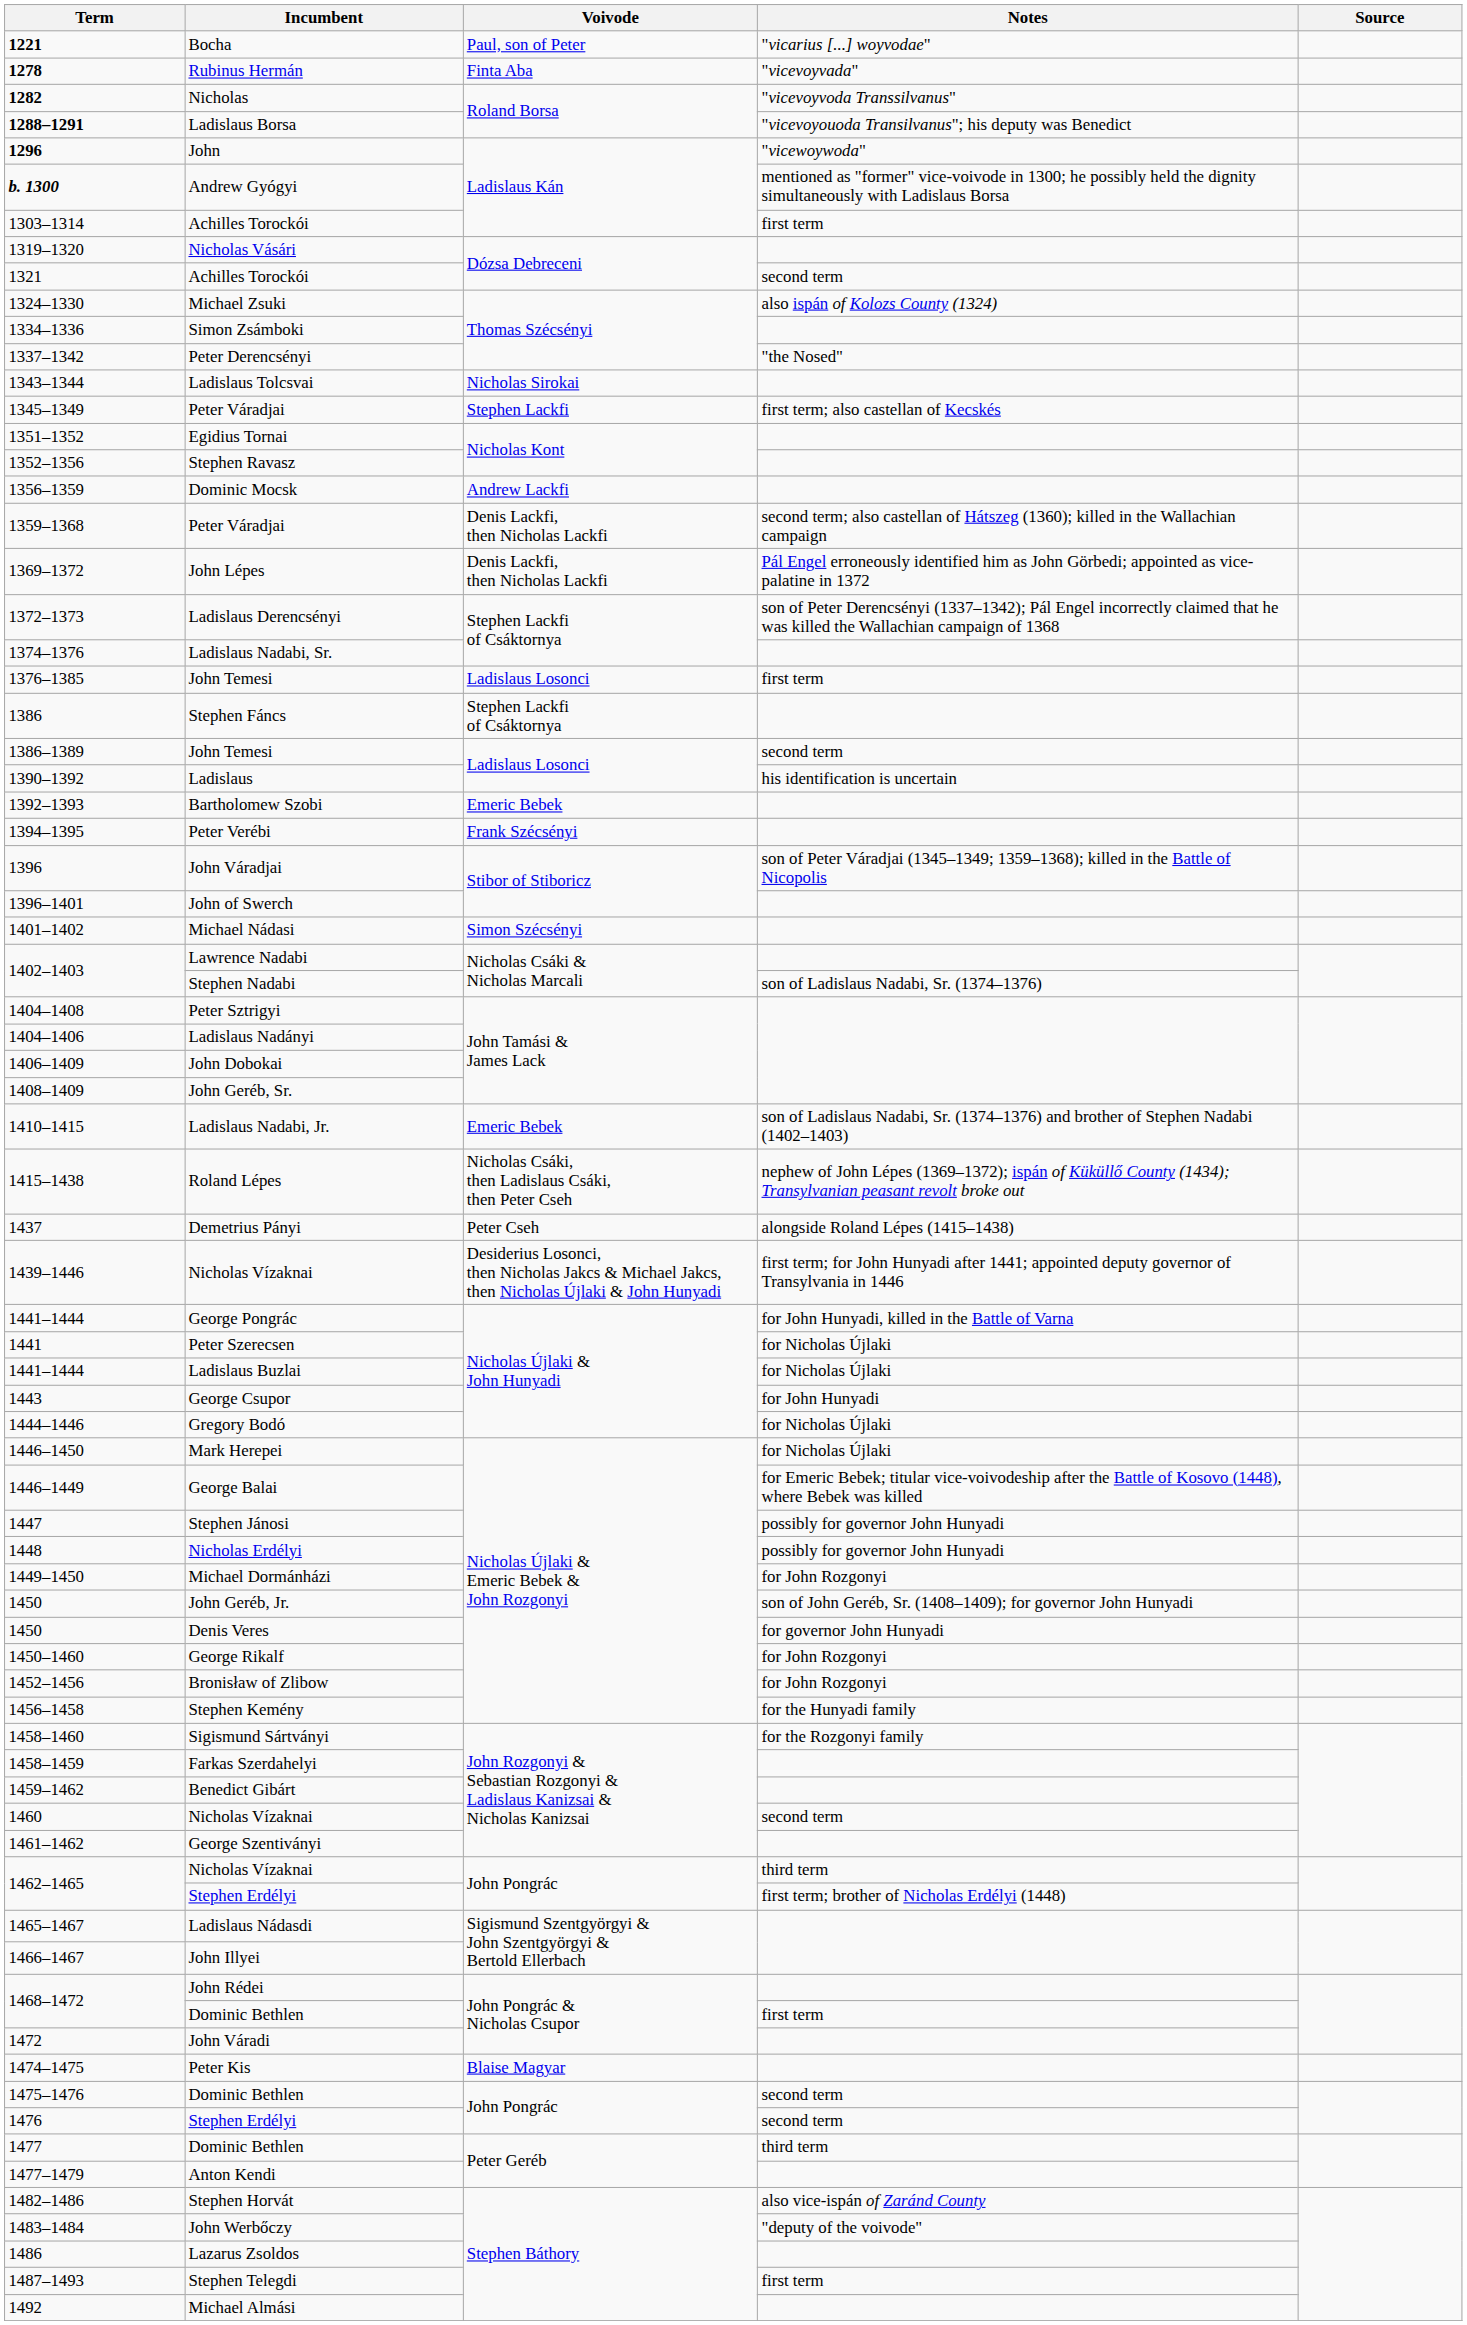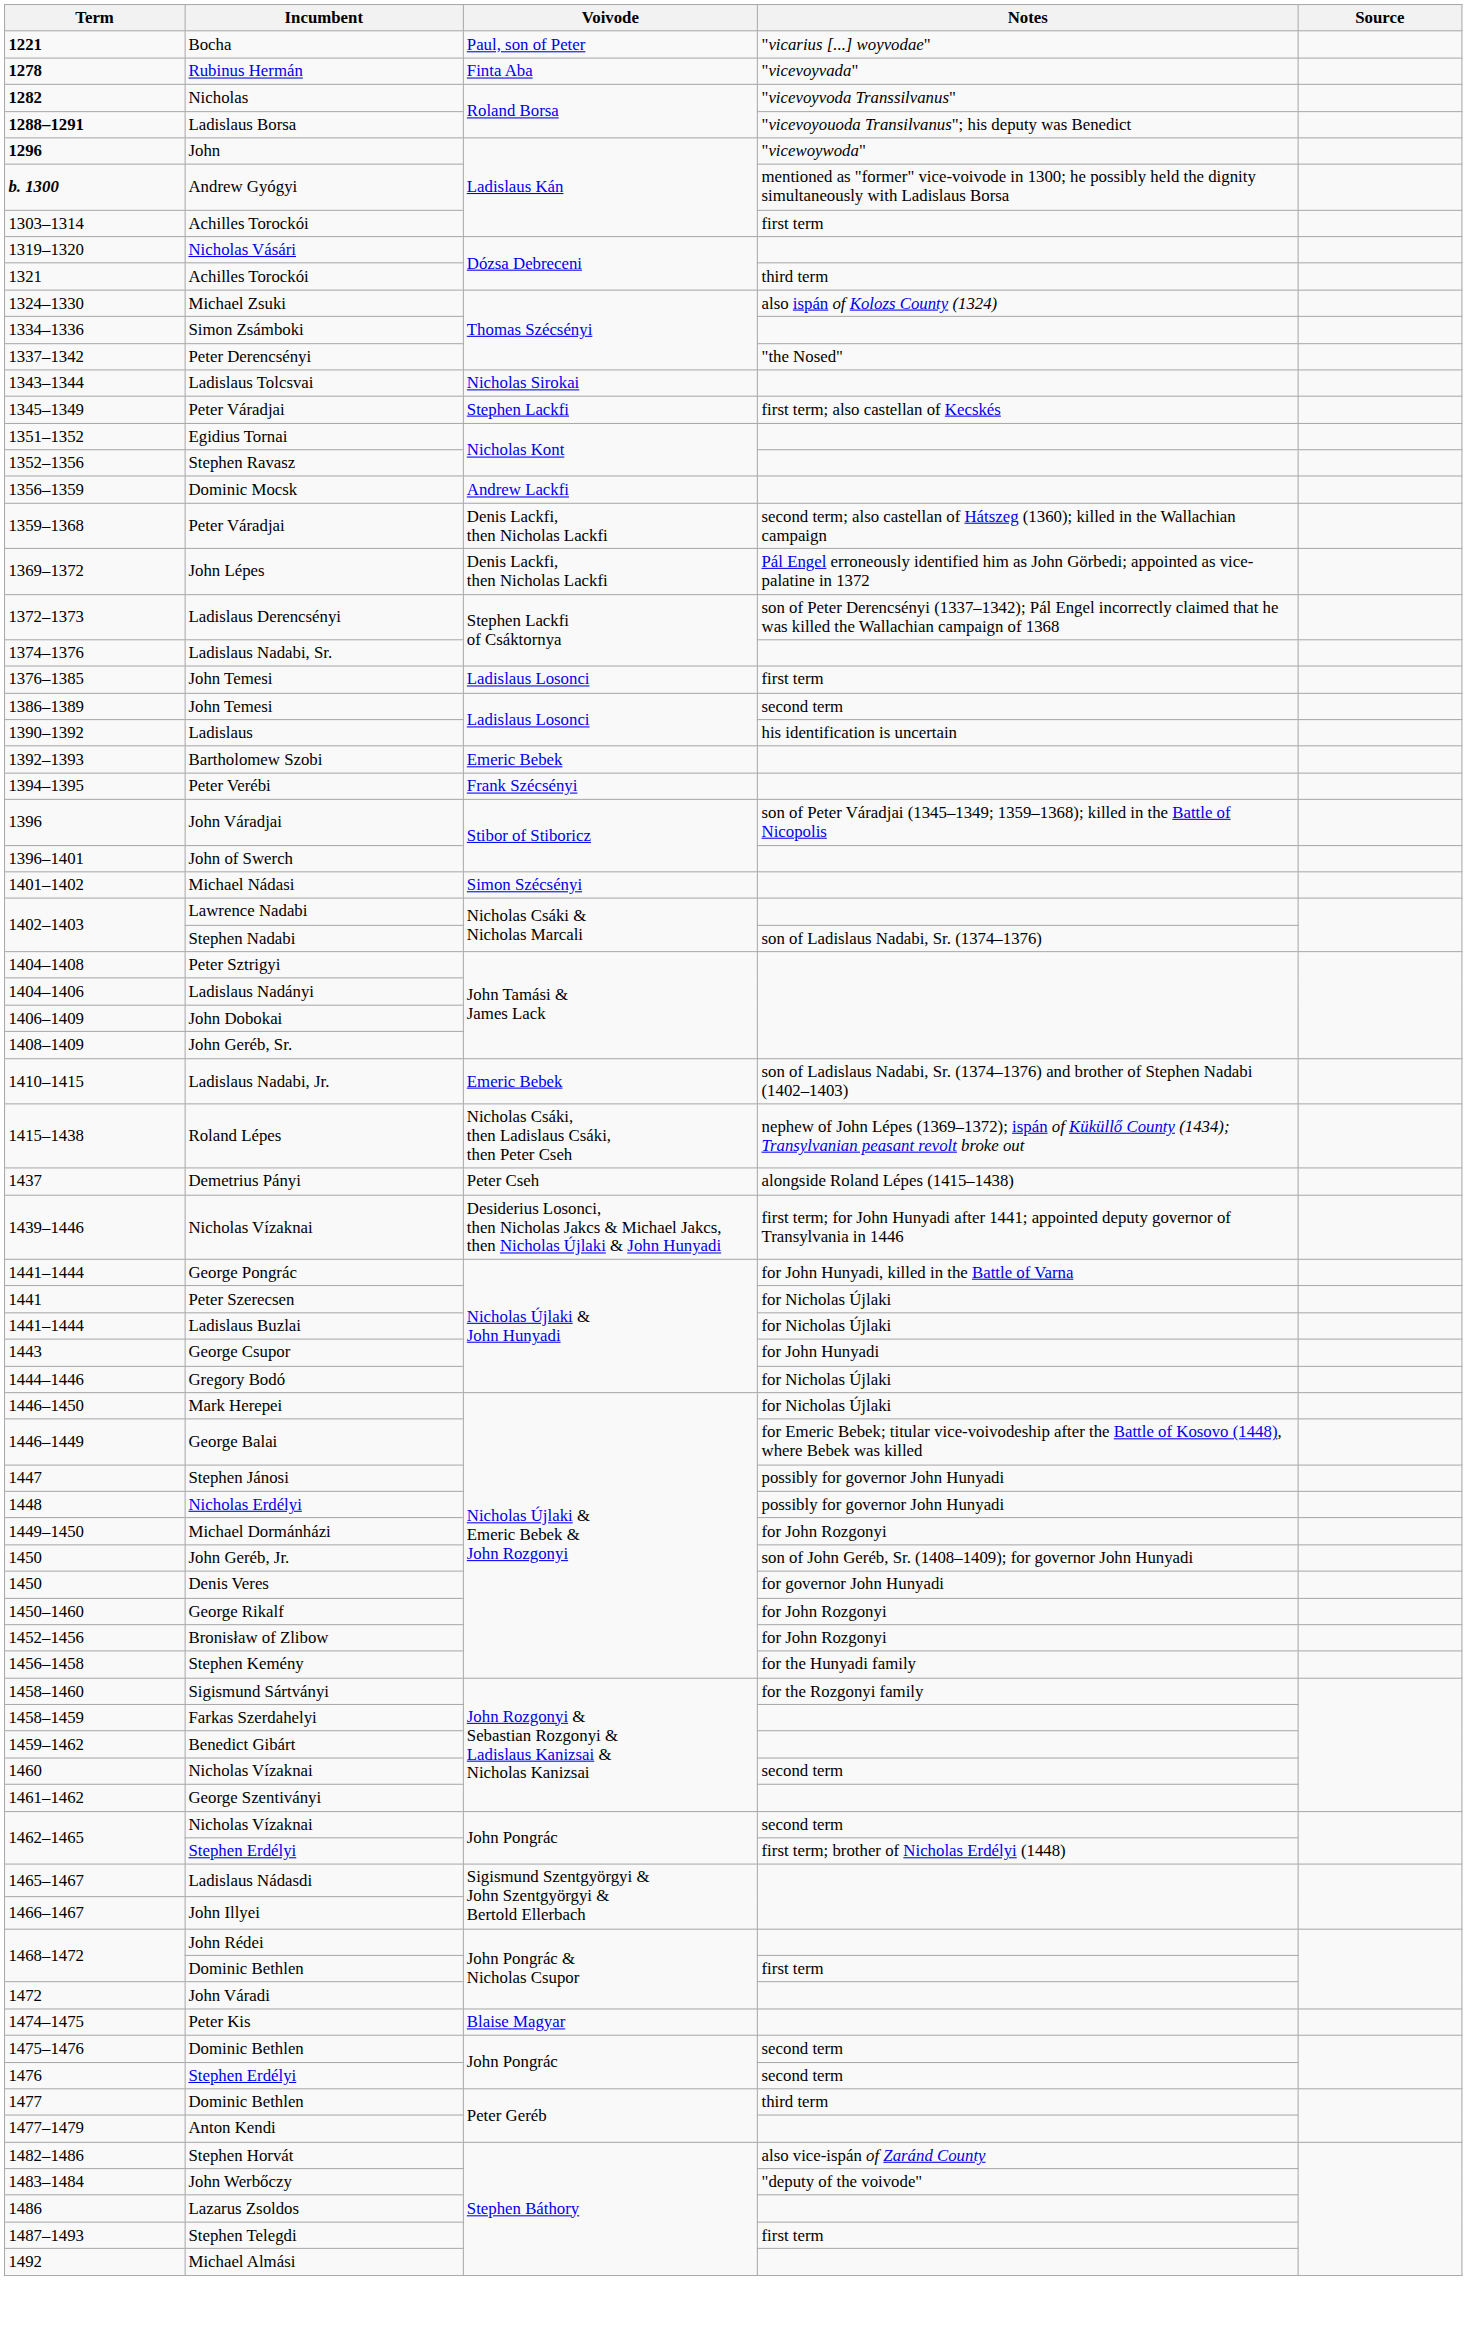(802, 276) second term -> (795, 276) third term
- row: (25, 715)
(795, 1869) third term -> (802, 1824) second term
